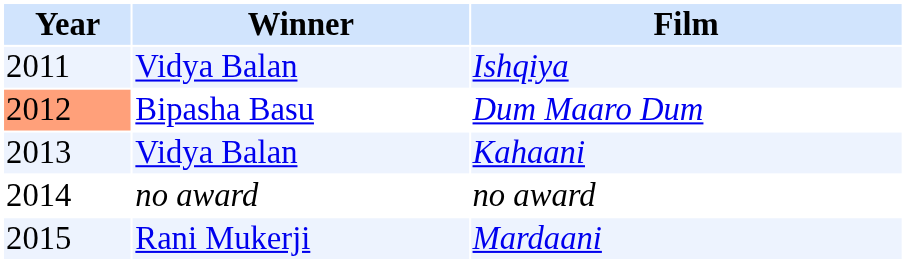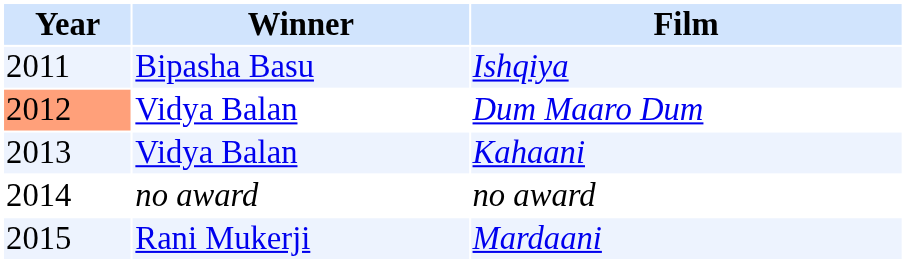(216, 66) Vidya Balan -> (225, 66) Bipasha Basu
(225, 109) Bipasha Basu -> (216, 109) Vidya Balan
